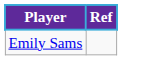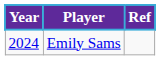+ column: (24, 17)
